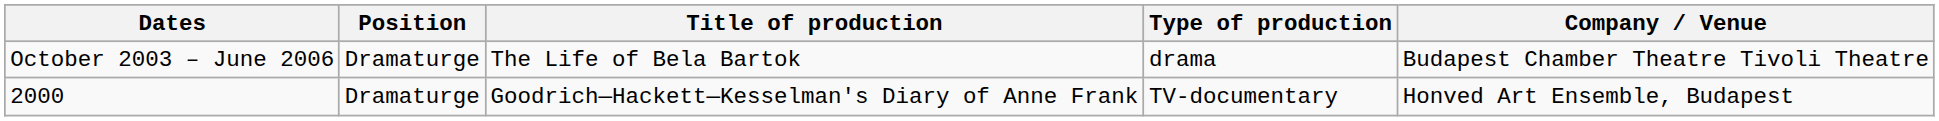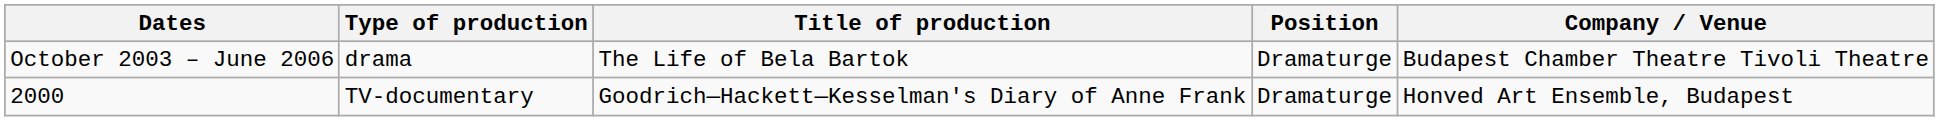columns swapped: (1271, 23) <-> (412, 23)
